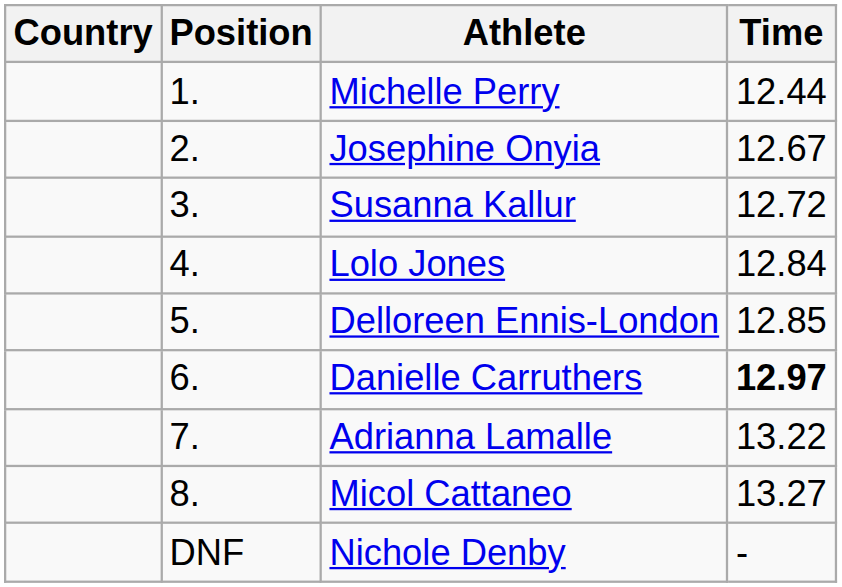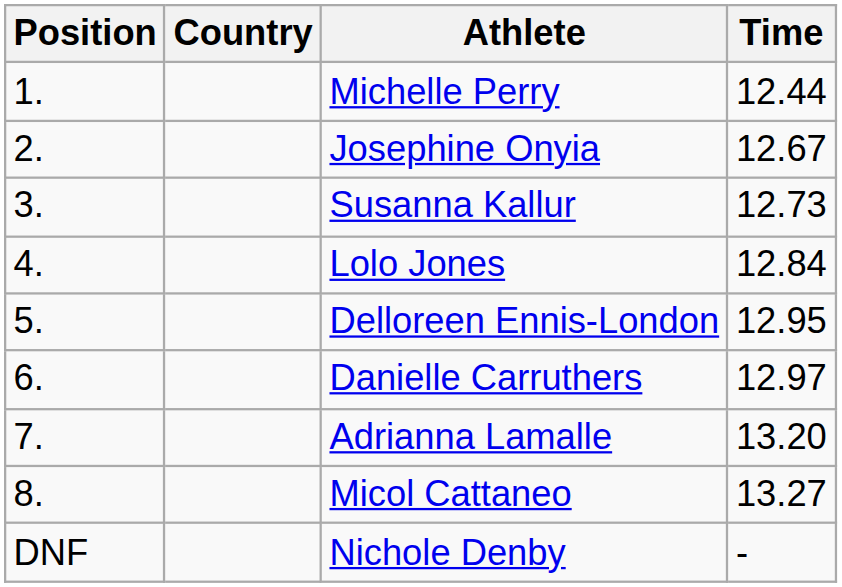columns swapped: (241, 33) <-> (83, 33)
(781, 206) 12.72 -> (781, 206) 12.73
(781, 321) 12.85 -> (781, 321) 12.95
(781, 378) bold -> (781, 378) normal
(781, 436) 13.22 -> (781, 436) 13.20
